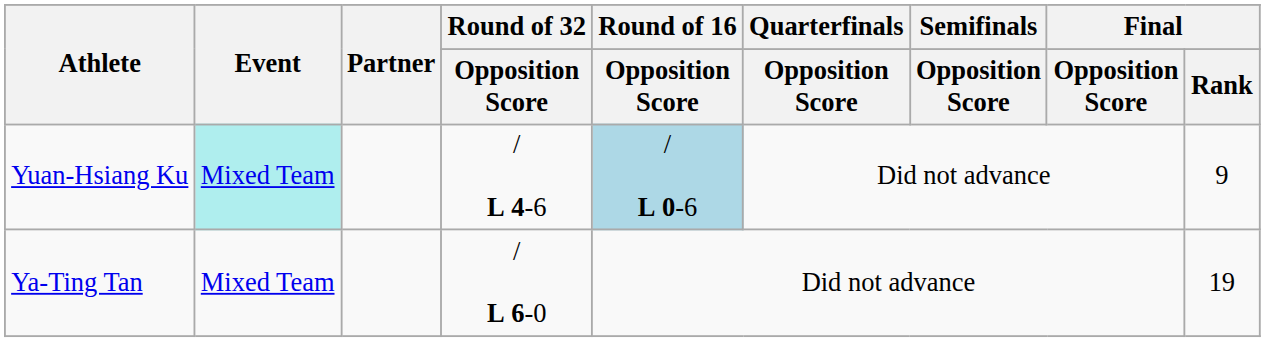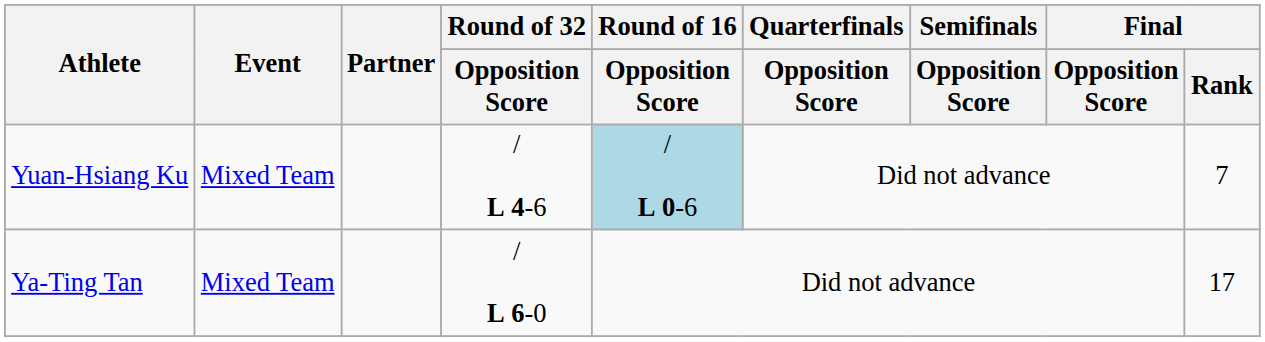(268, 176) paleturquoise background -> (268, 176) no background
(1222, 176) 9 -> (1222, 176) 7
(1222, 282) 19 -> (1222, 282) 17
